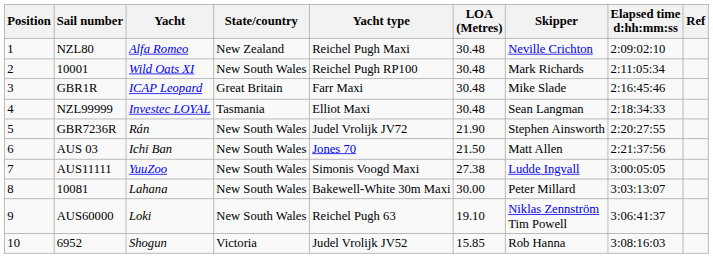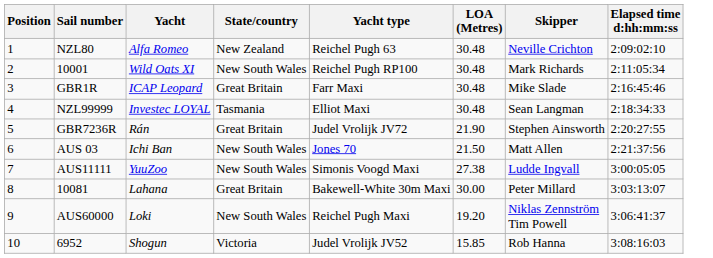- column: (696, 21)
(361, 48) Reichel Pugh Maxi -> (354, 48) Reichel Pugh 63
(261, 128) New South Wales -> (249, 128) Great Britain
(261, 189) New South Wales -> (249, 189) Great Britain
(354, 216) Reichel Pugh 63 -> (361, 216) Reichel Pugh Maxi
(471, 216) 19.10 -> (471, 216) 19.20
